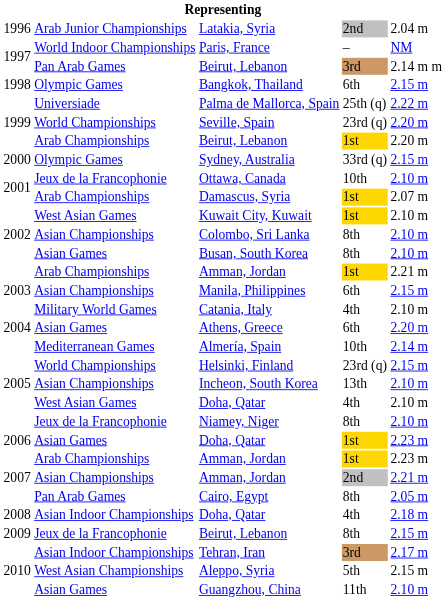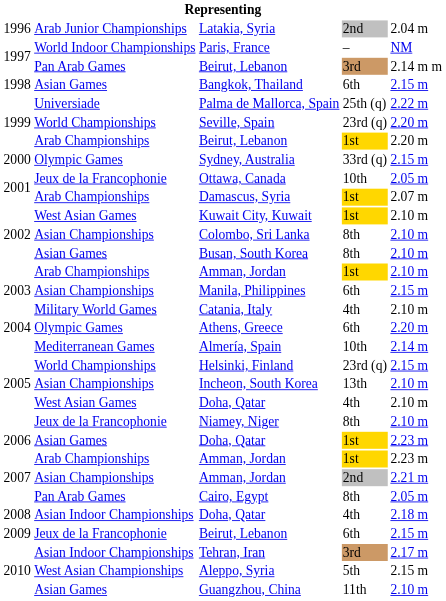(79, 85) Olympic Games -> (71, 85) Asian Games
(409, 178) 2.10 m -> (409, 178) 2.05 m
(409, 272) 2.21 m -> (409, 272) 2.10 m
(71, 328) Asian Games -> (79, 328) Olympic Games
(351, 533) 8th -> (351, 533) 6th
